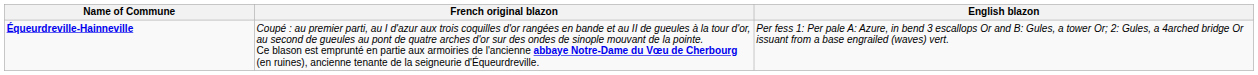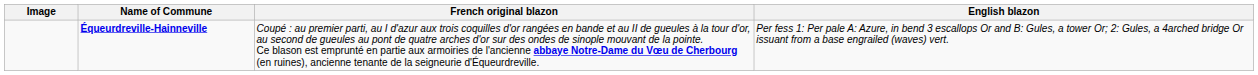+ column: (41, 12)
